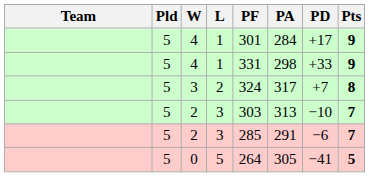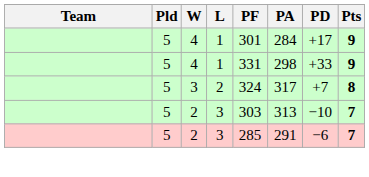- row: (194, 159)
